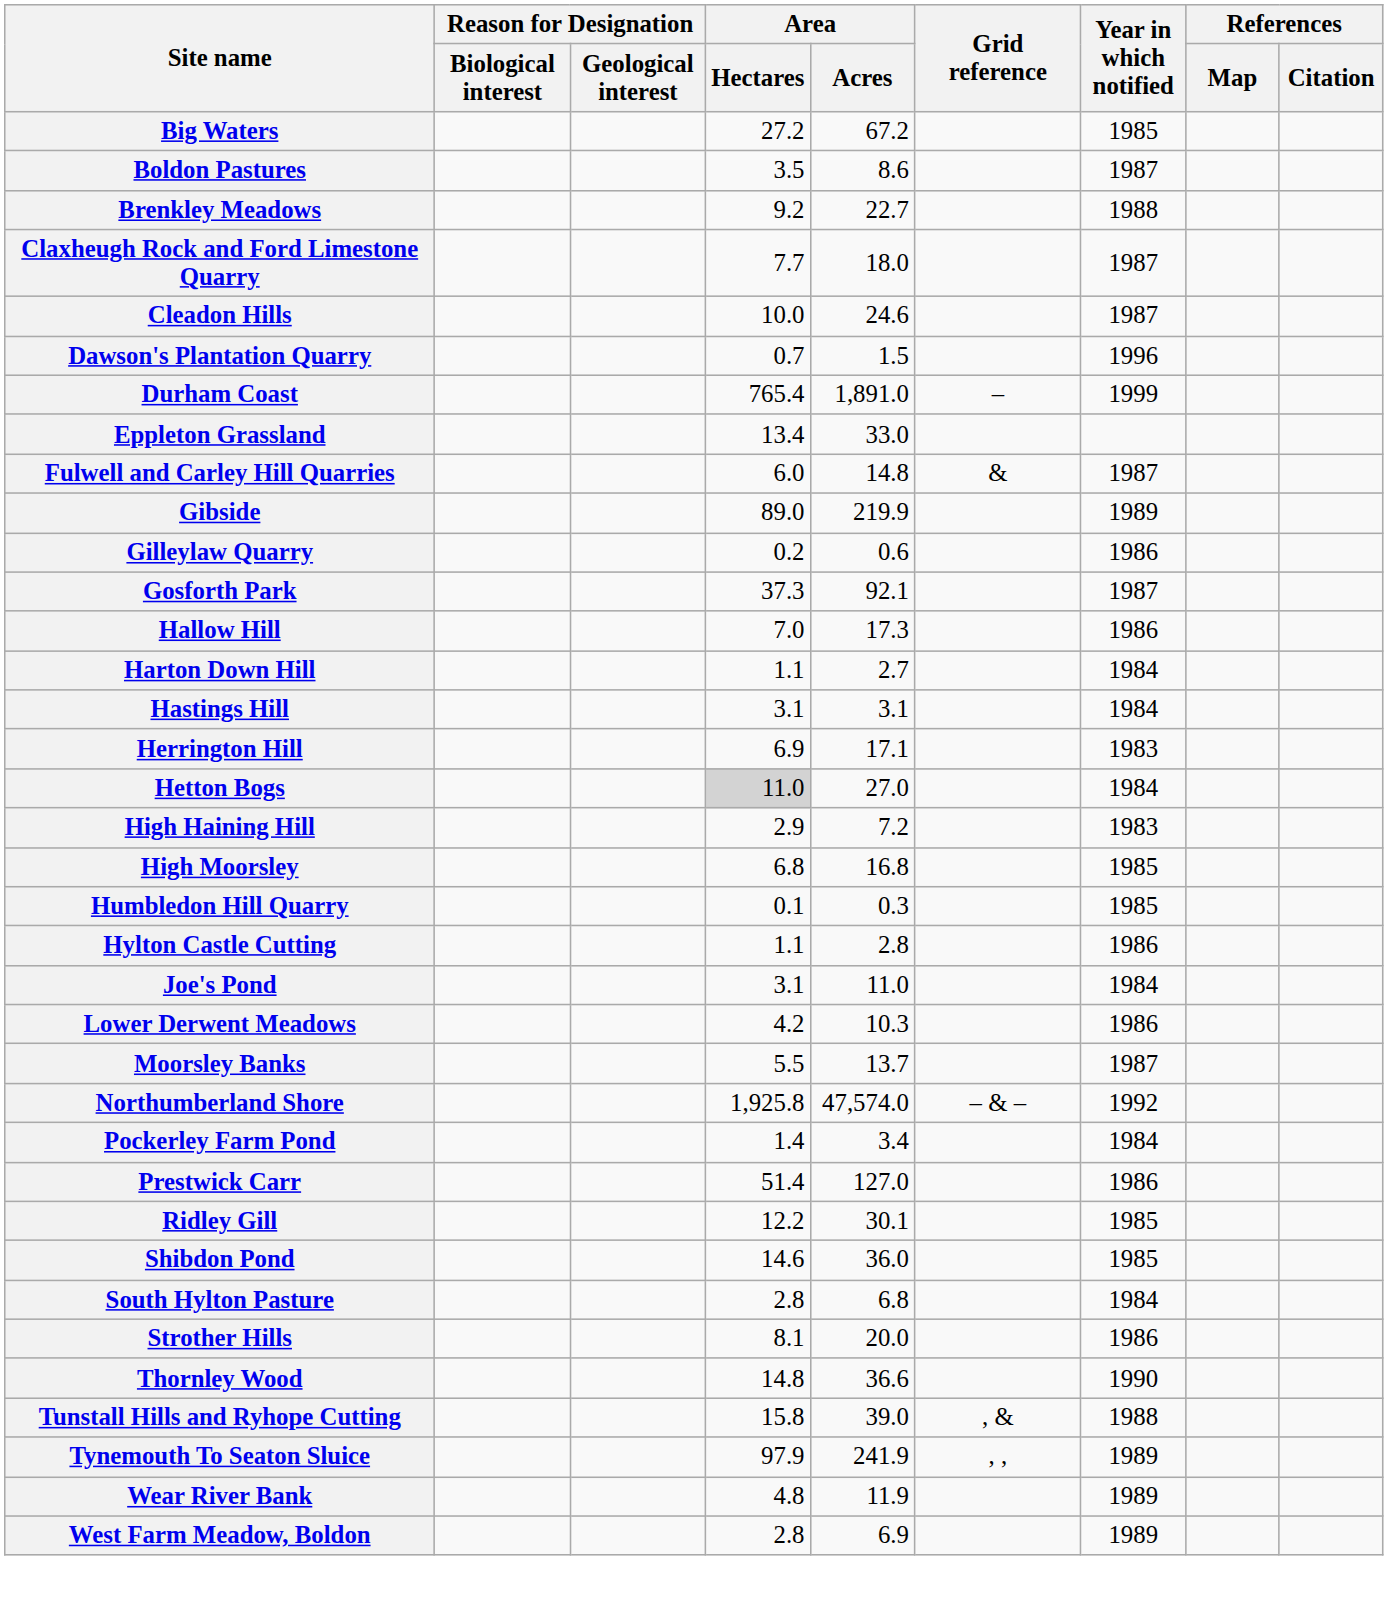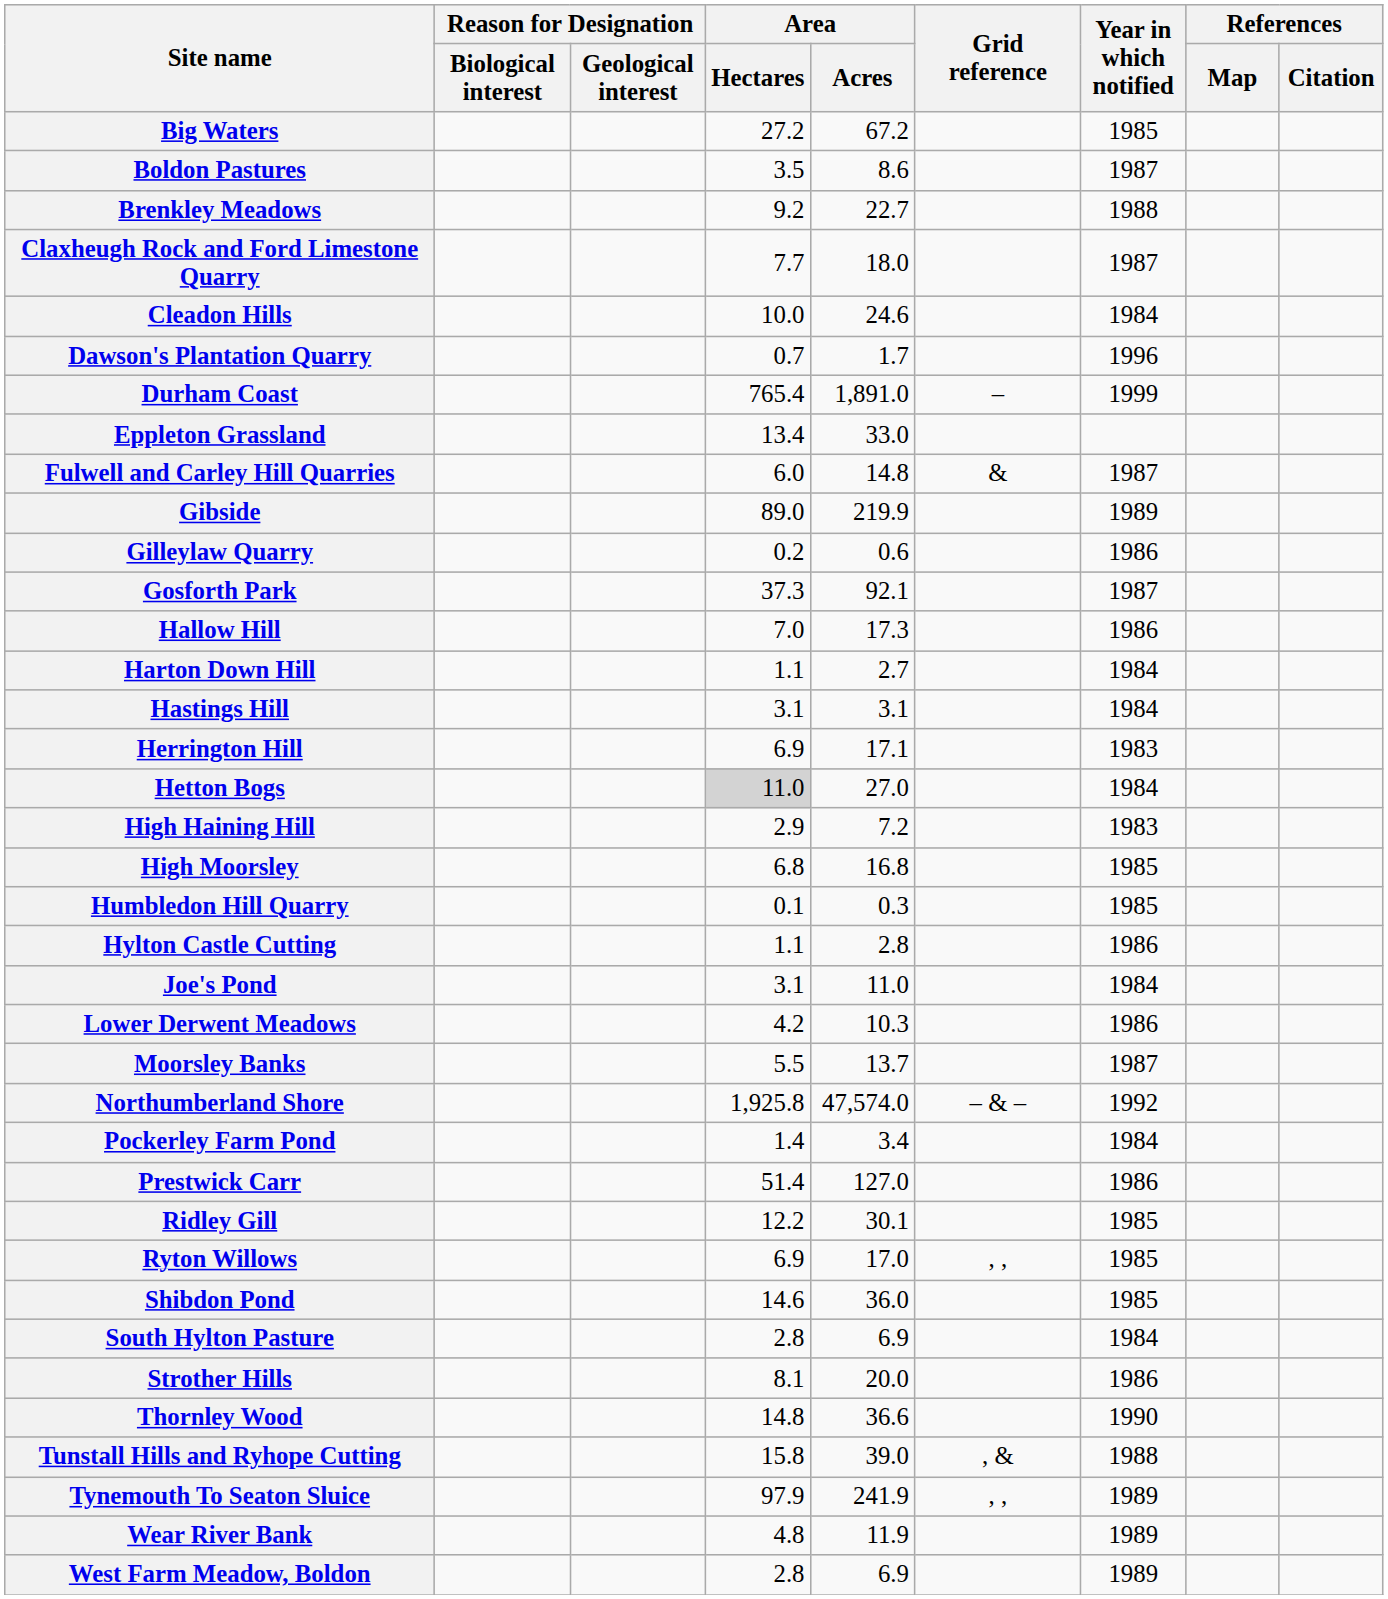(1133, 315) 1987 -> (1133, 315) 1984
(893, 355) 1.5 -> (893, 355) 1.7
+ row: (220, 1259)
(893, 1299) 6.8 -> (893, 1338) 6.9
